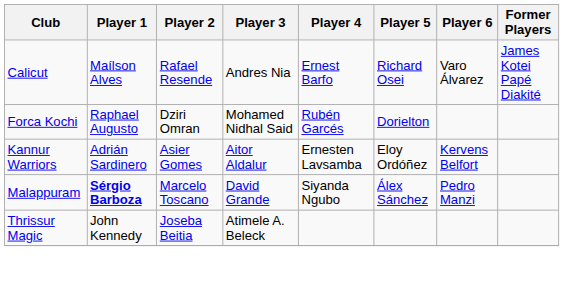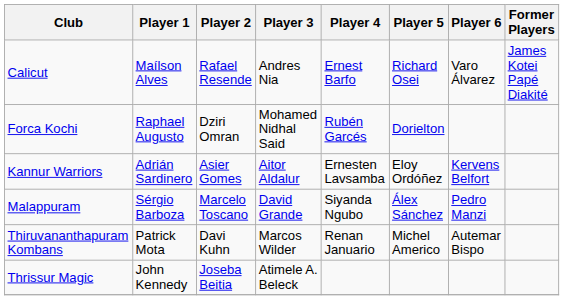(116, 193) bold -> (160, 207) normal
+ row: (68, 242)
